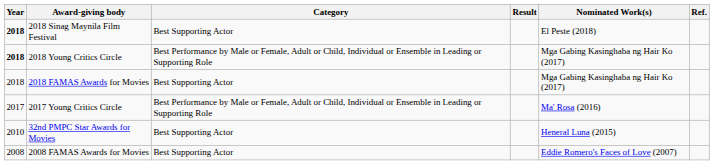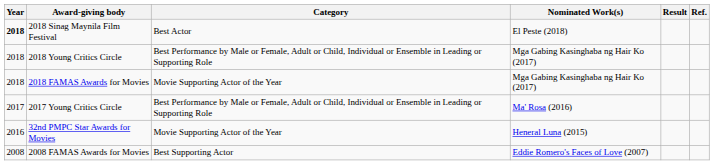columns swapped: (614, 12) <-> (525, 12)
(193, 32) Best Supporting Actor -> (172, 32) Best Actor
(15, 57) bold -> (15, 57) normal
(193, 82) Best Supporting Actor -> (218, 82) Movie Supporting Actor of the Year
(15, 133) 2010 -> (15, 133) 2016
(193, 133) Best Supporting Actor -> (218, 133) Movie Supporting Actor of the Year
